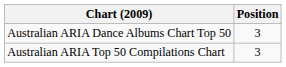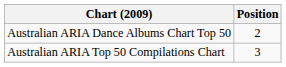(258, 33) 3 -> (258, 33) 2
